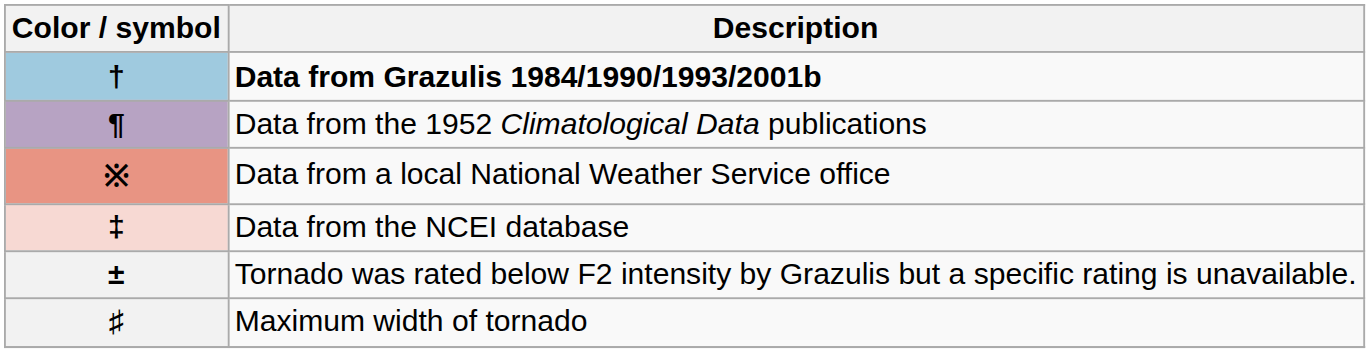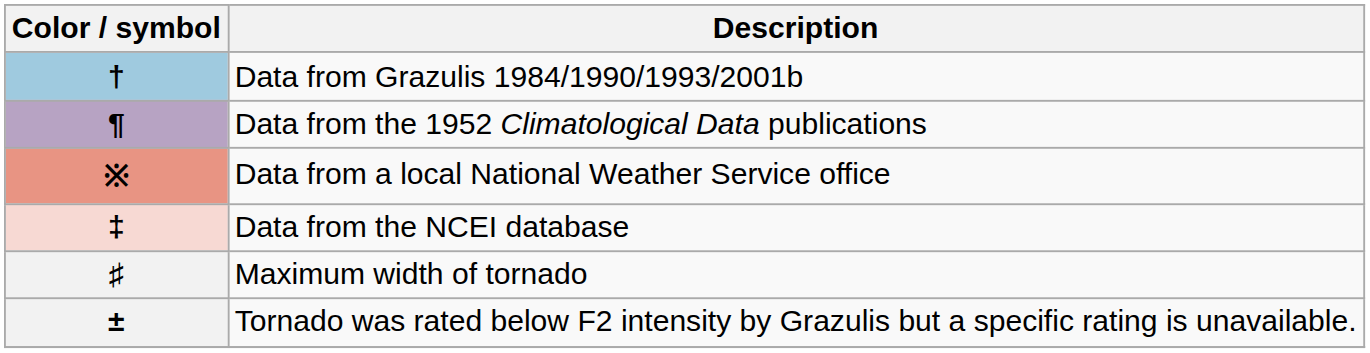(528, 76) bold -> (519, 76) normal
rows swapped: (116, 322) <-> (116, 274)
